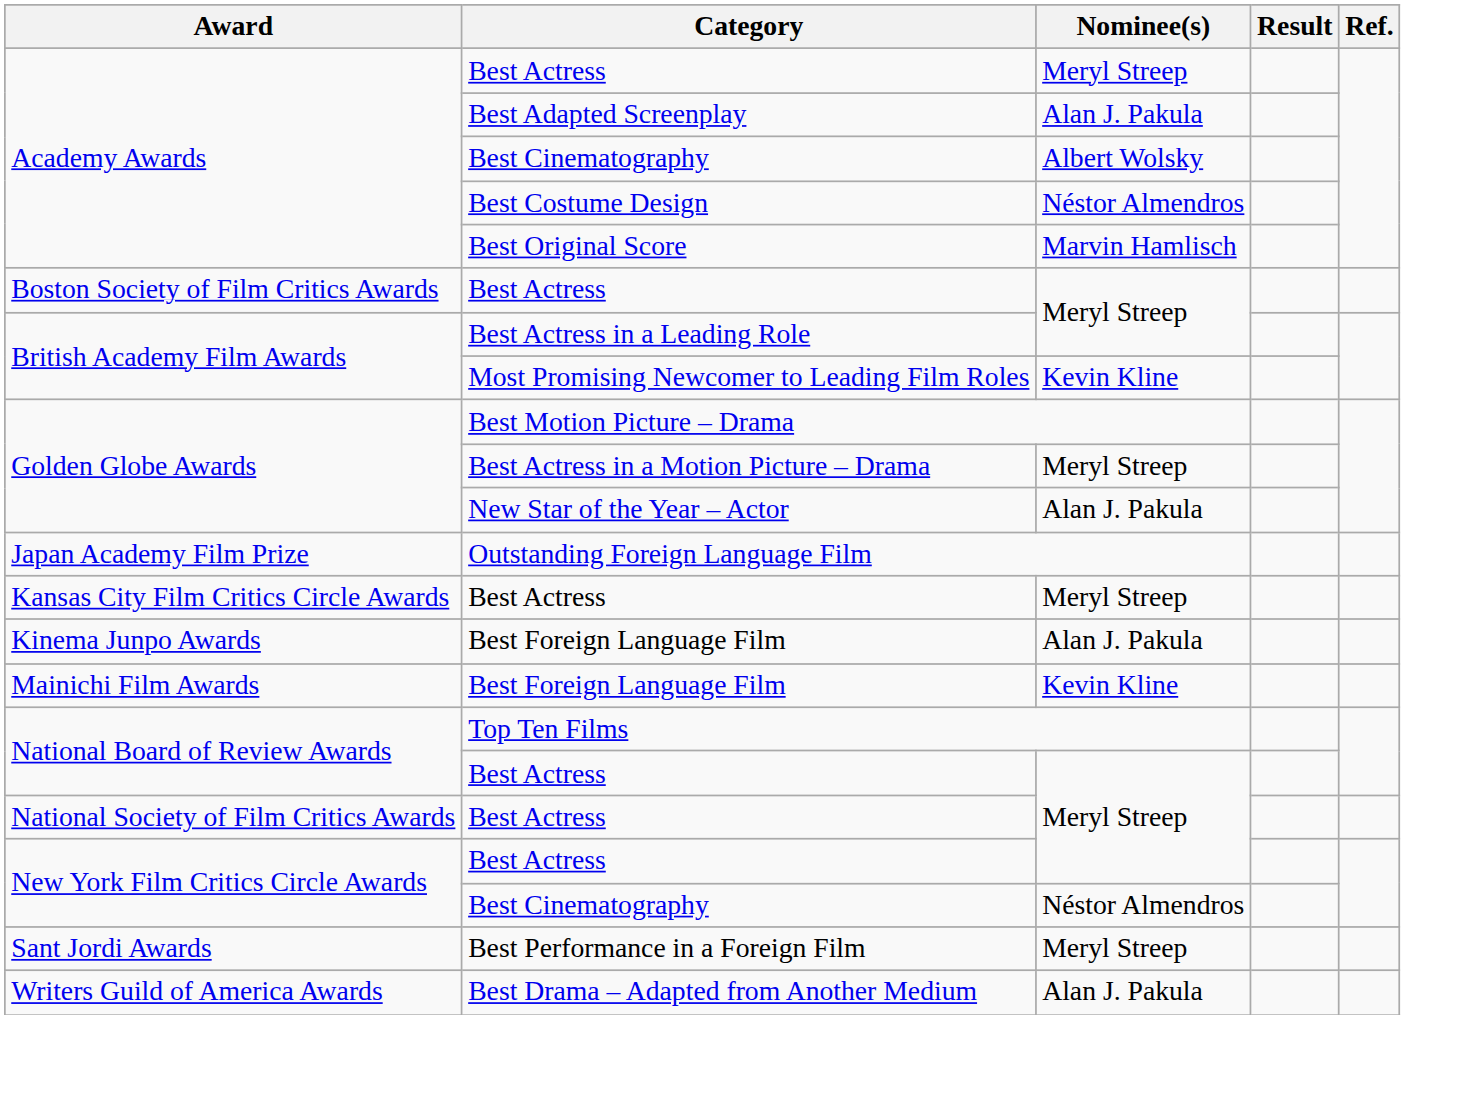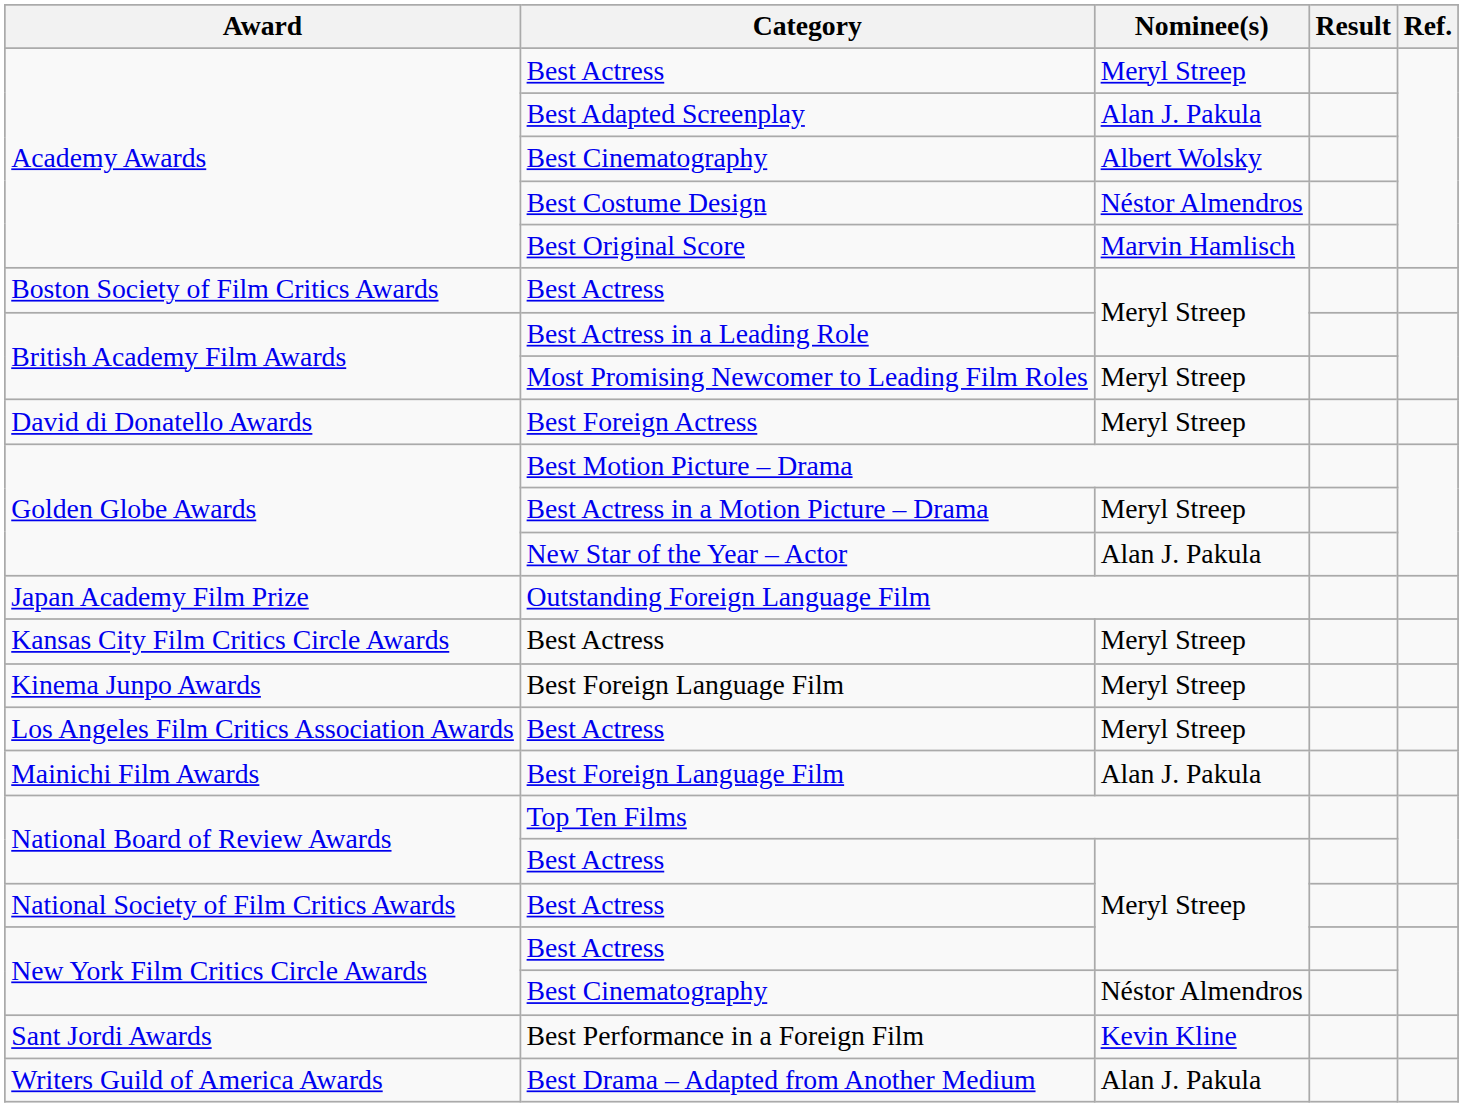(1110, 377) Kevin Kline -> (1173, 377) Meryl Streep
+ row: (162, 421)
(1122, 641) Alan J. Pakula -> (1173, 684) Meryl Streep
+ row: (263, 728)
(1110, 684) Kevin Kline -> (1181, 772) Alan J. Pakula
(1115, 948) Meryl Streep -> (1169, 1036) Kevin Kline
